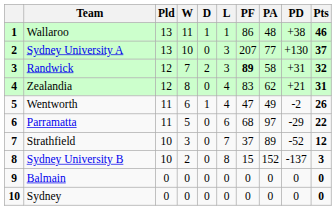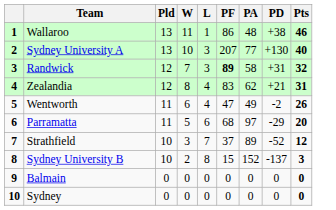- column: (207, 13)
(321, 50) 37 -> (301, 50) 40
(321, 123) 22 -> (301, 123) 20
